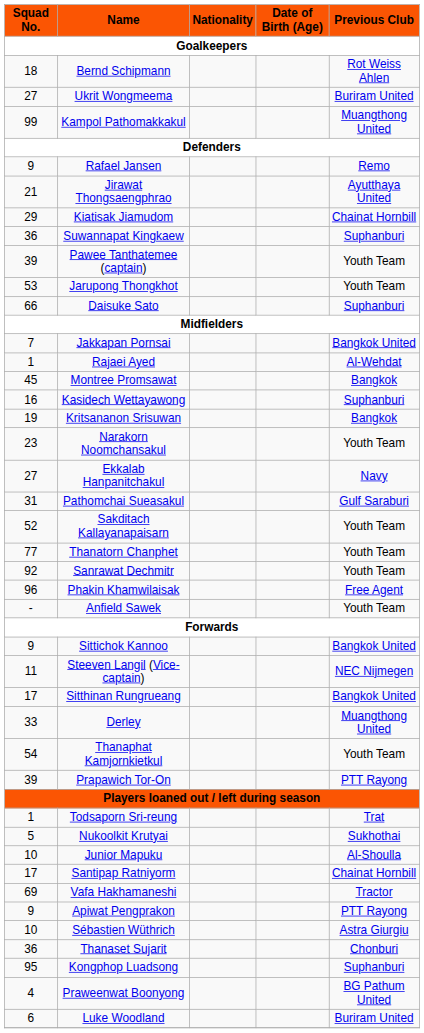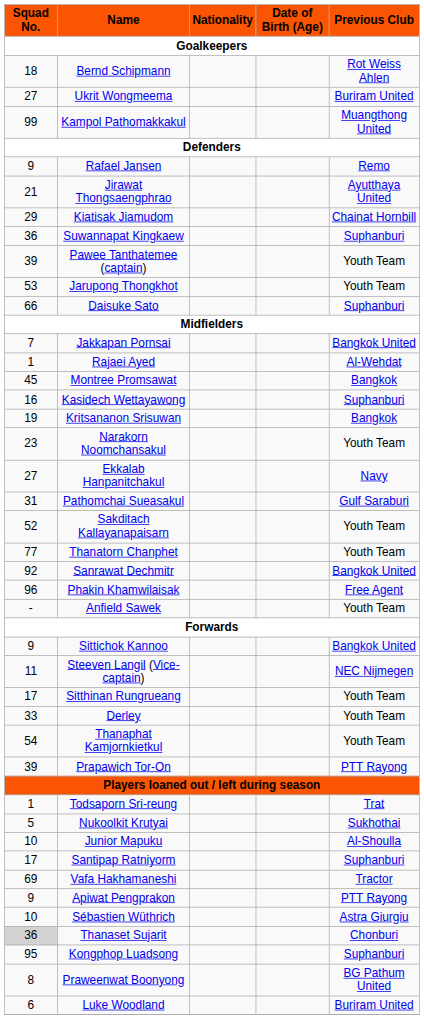(374, 571) Youth Team -> (374, 571) Bangkok United
(374, 697) Bangkok United -> (374, 697) Youth Team
(374, 722) Muangthong United -> (374, 715) Youth Team
(374, 873) Chainat Hornbill -> (374, 860) Suphanburi
(31, 949) no background -> (31, 935) lightgrey background
(31, 993) 4 -> (31, 979) 8
